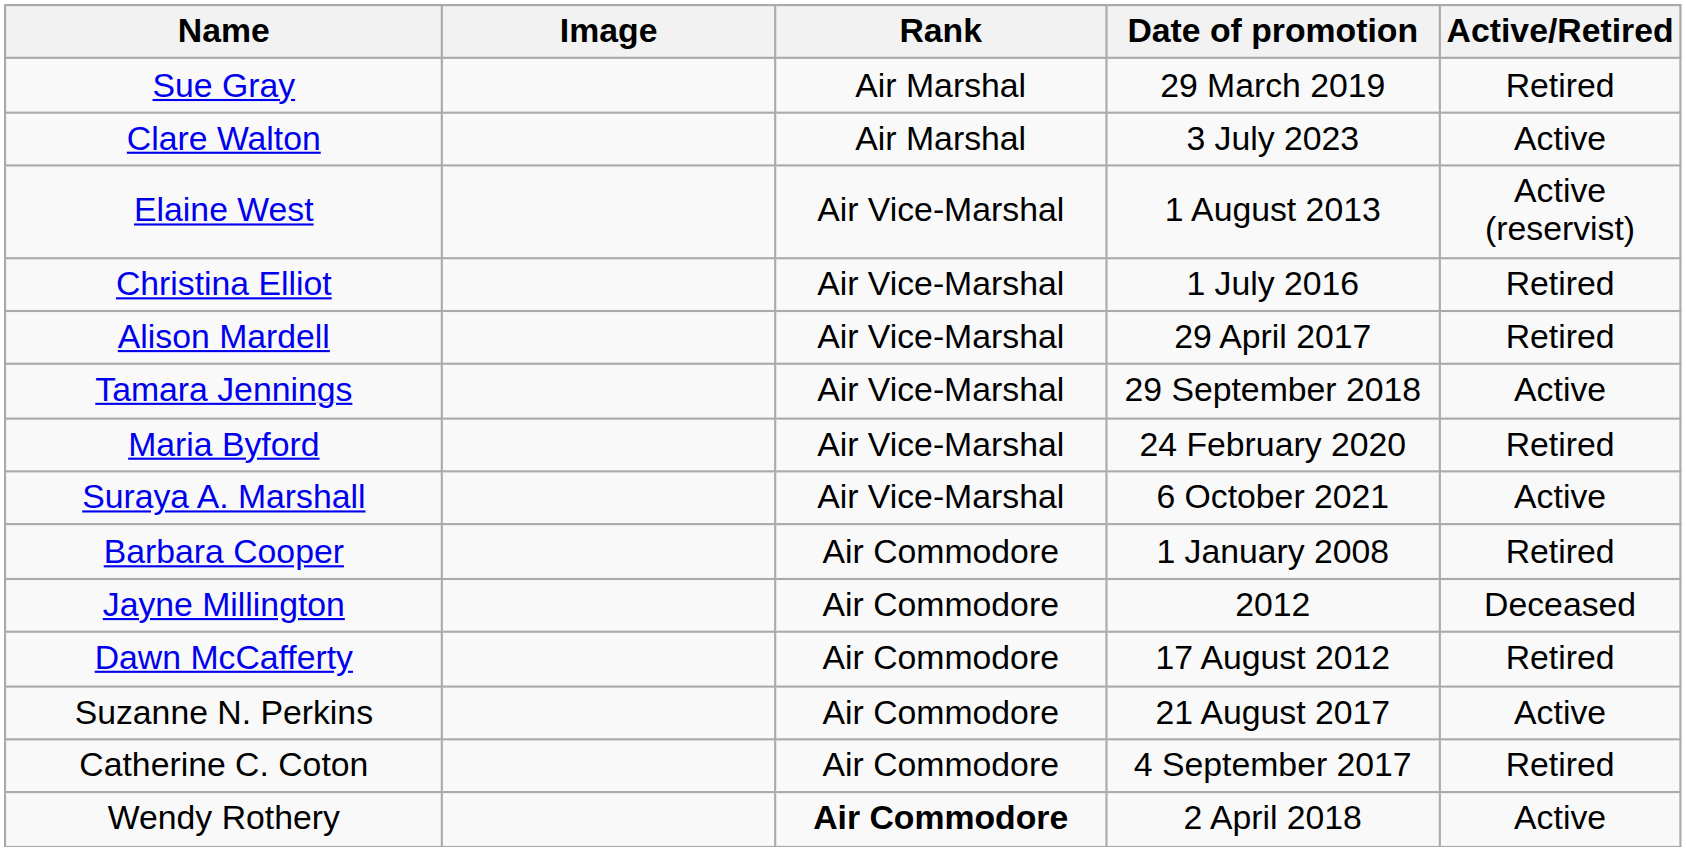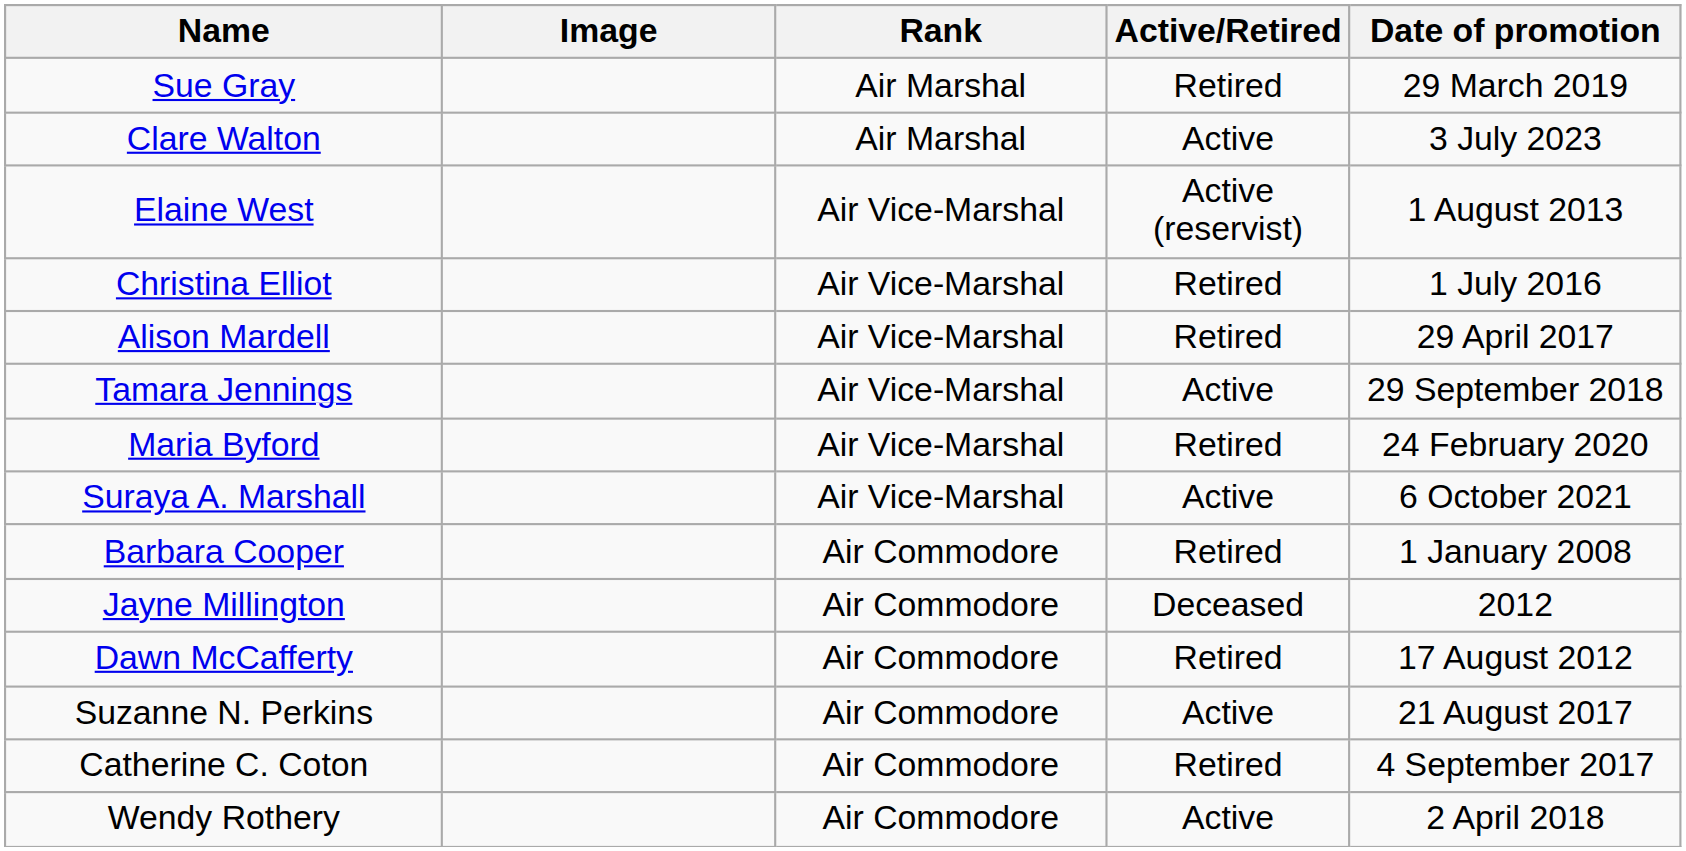columns swapped: (1273, 31) <-> (1560, 31)
(941, 818) bold -> (941, 818) normal
